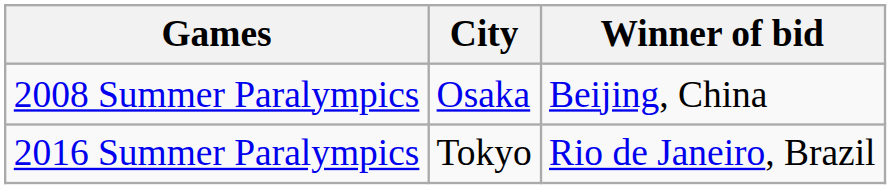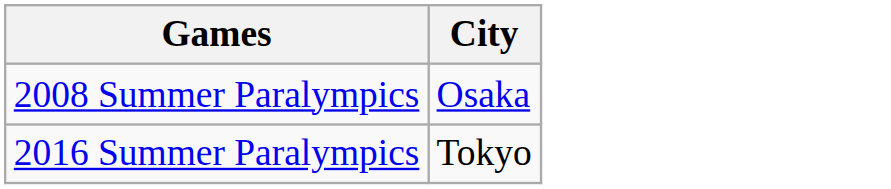- column: (712, 34)
